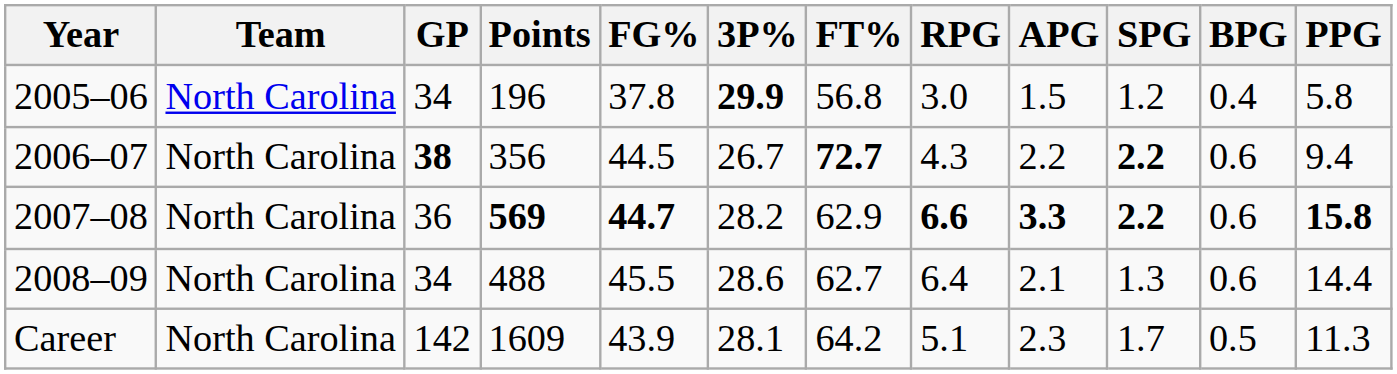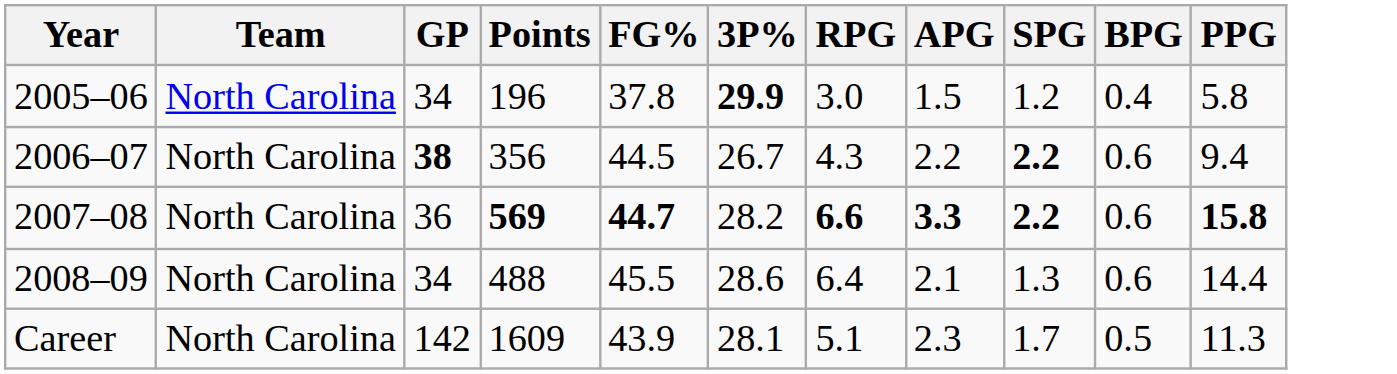- column: (859, 34)
